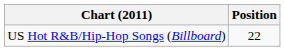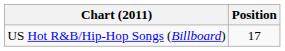(254, 35) 22 -> (254, 35) 17
